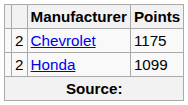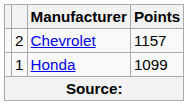(150, 41) 1175 -> (150, 41) 1157
(19, 65) 2 -> (19, 65) 1
